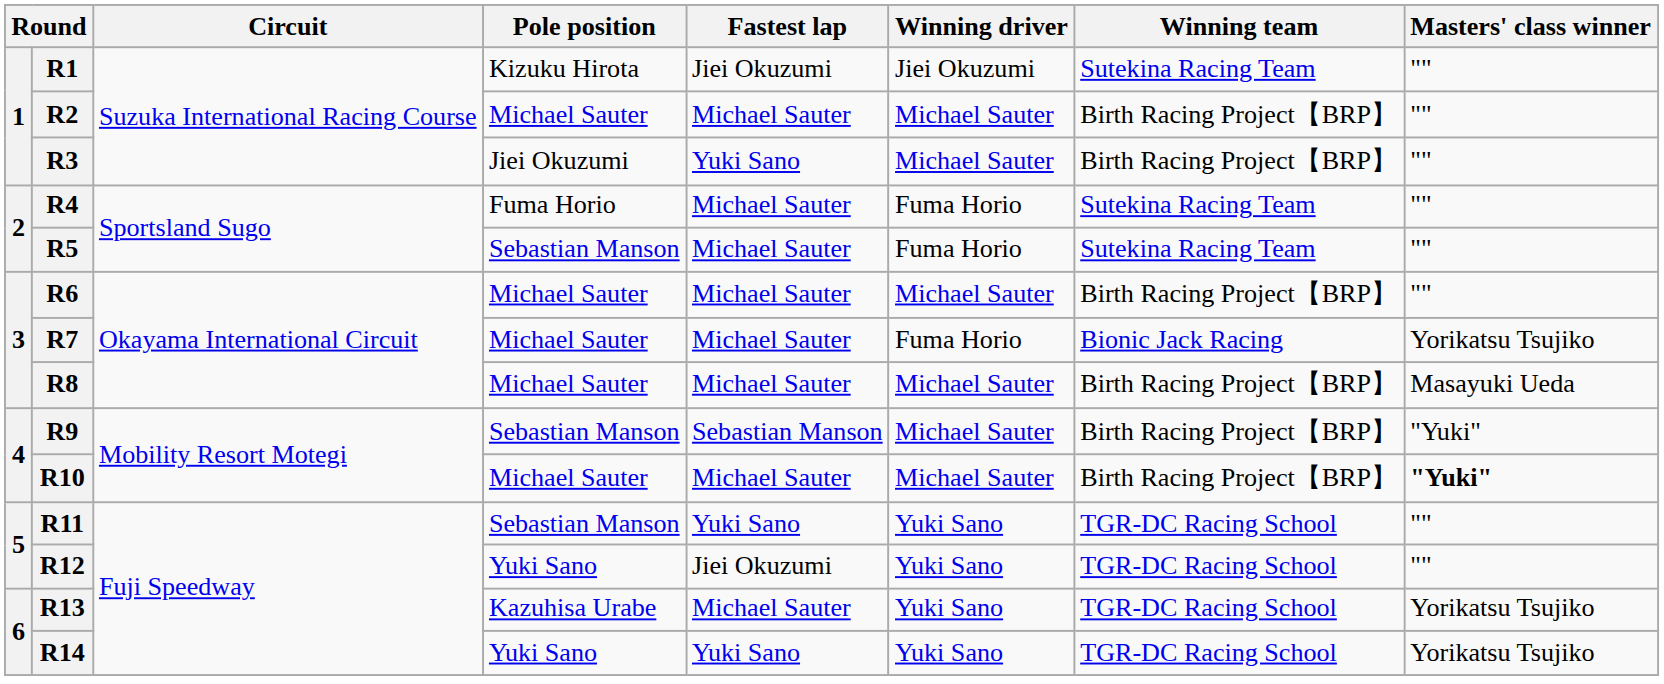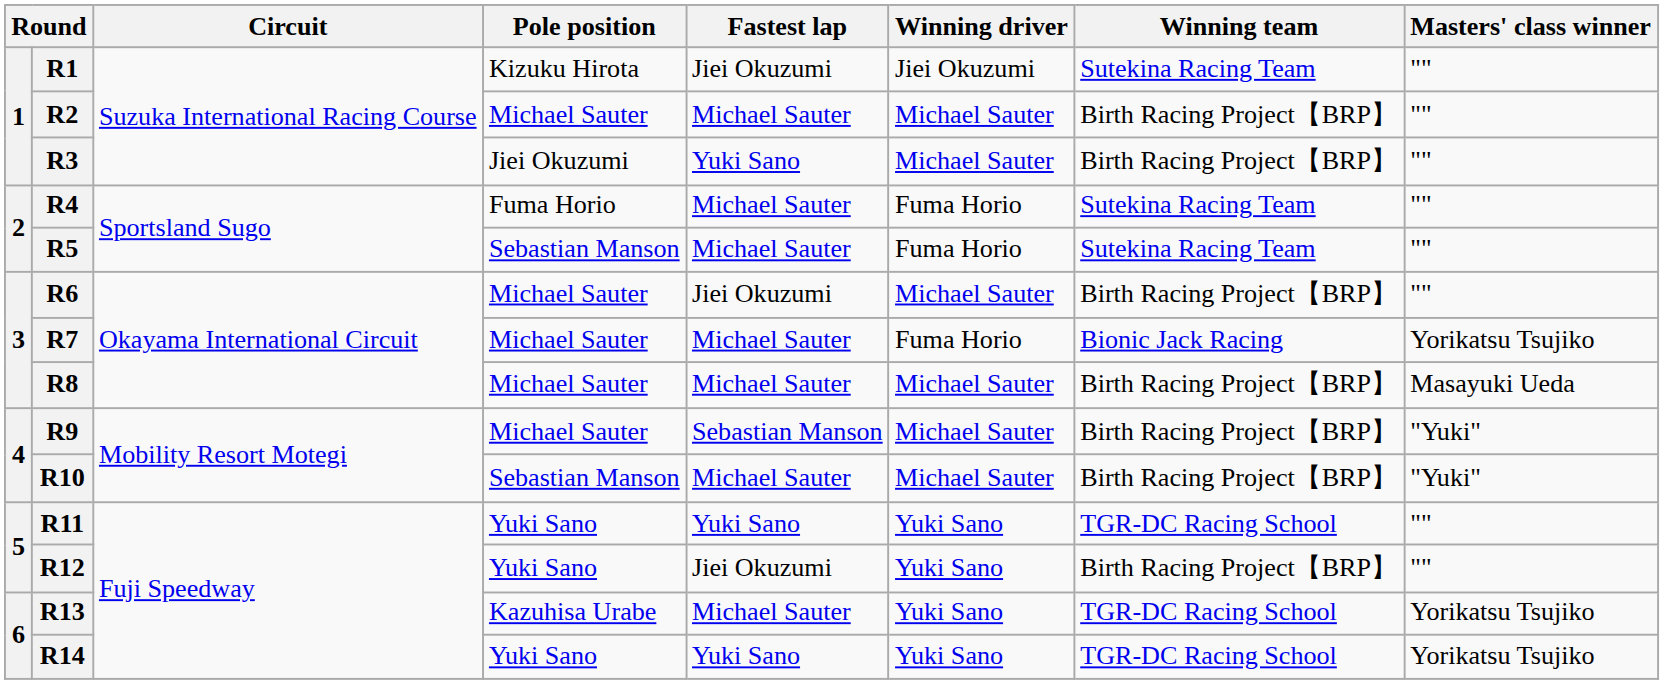(771, 293) Michael Sauter -> (762, 293) Jiei Okuzumi
(584, 430) Sebastian Manson -> (568, 430) Michael Sauter
(568, 477) Michael Sauter -> (584, 477) Sebastian Manson
(1451, 477) bold -> (1446, 477) normal
(584, 522) Sebastian Manson -> (543, 522) Yuki Sano
(1209, 565) TGR-DC Racing School -> (1239, 567) Birth Racing Project【BRP】
